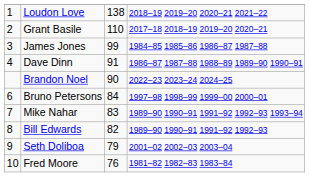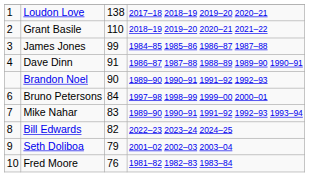(198, 13) 2018–19 2019–20 2020–21 2021–22 -> (198, 13) 2017–18 2018–19 2019–20 2020–21
(198, 29) 2017–18 2018–19 2019–20 2020–21 -> (198, 29) 2018–19 2019–20 2020–21 2021–22
(181, 80) 2022–23 2023–24 2024–25 -> (198, 80) 1989–90 1990–91 1991–92 1992–93
(198, 130) 1989–90 1990–91 1991–92 1992–93 -> (181, 130) 2022–23 2023–24 2024–25
